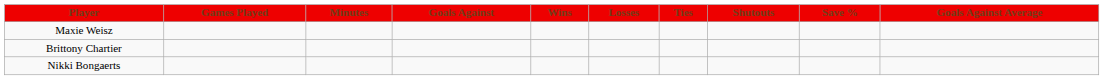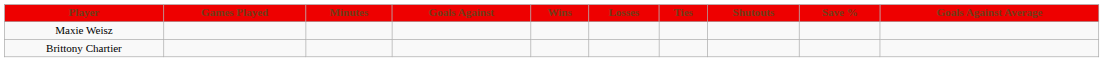- row: (84, 65)
